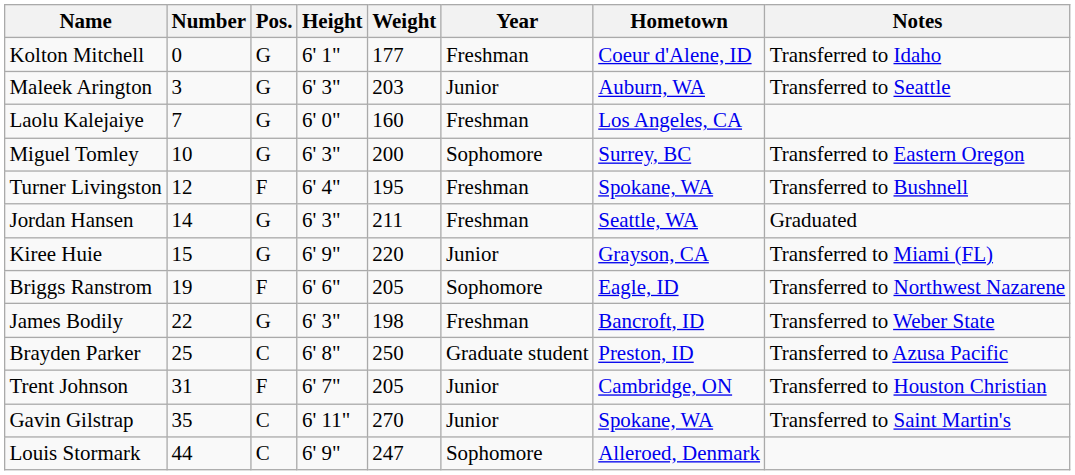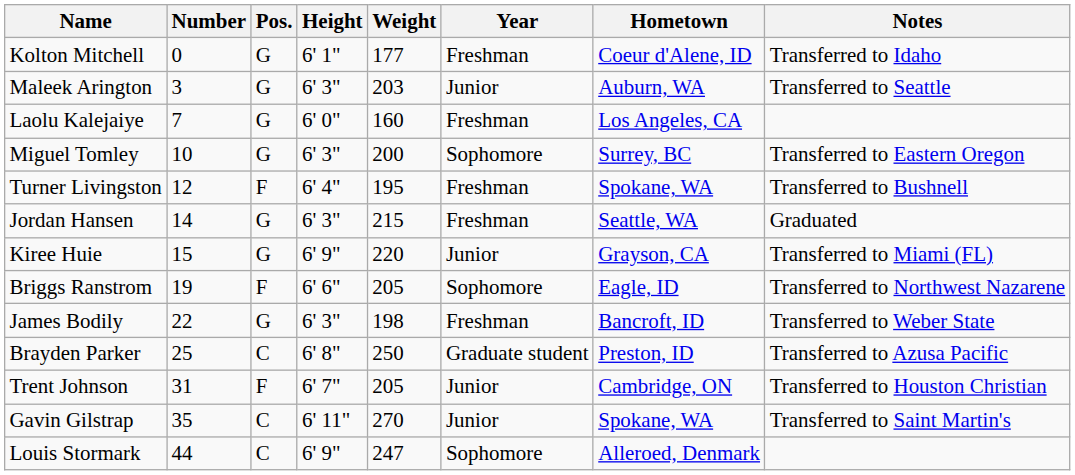(388, 220) 211 -> (388, 220) 215
